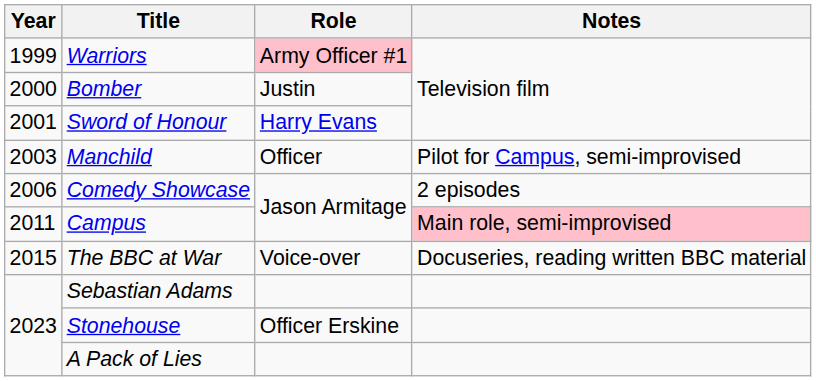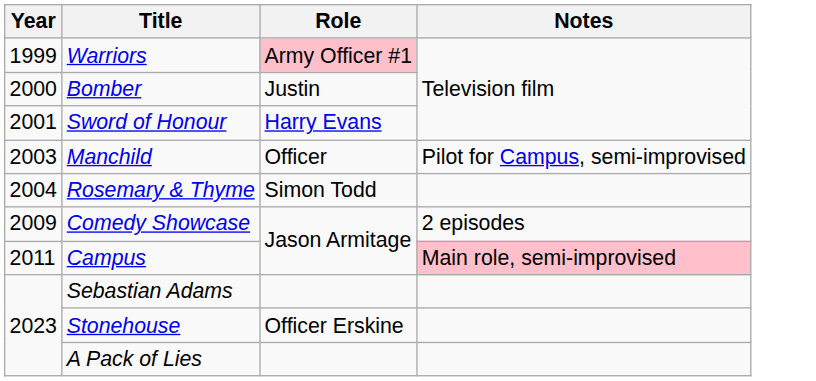+ row: (161, 190)
(33, 190) 2006 -> (33, 223) 2009
- row: (144, 257)
